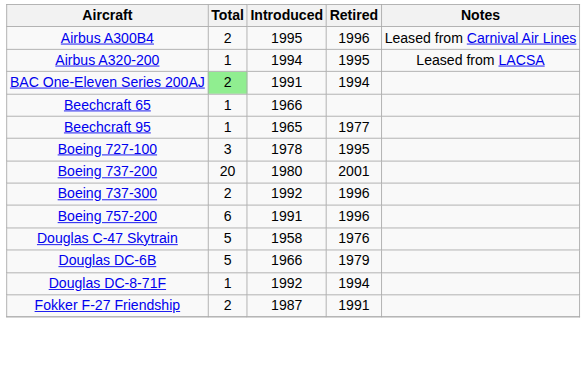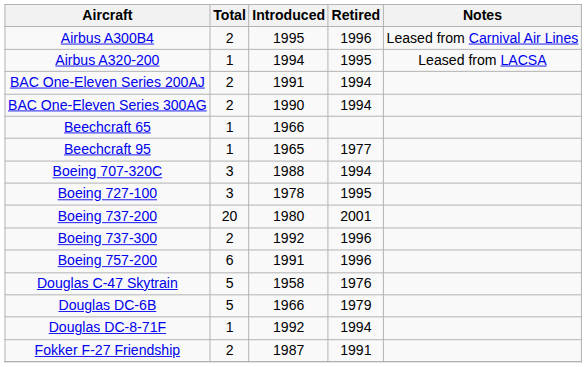(228, 82) lightgreen background -> (230, 82) no background
+ row: (107, 104)
+ row: (107, 171)
